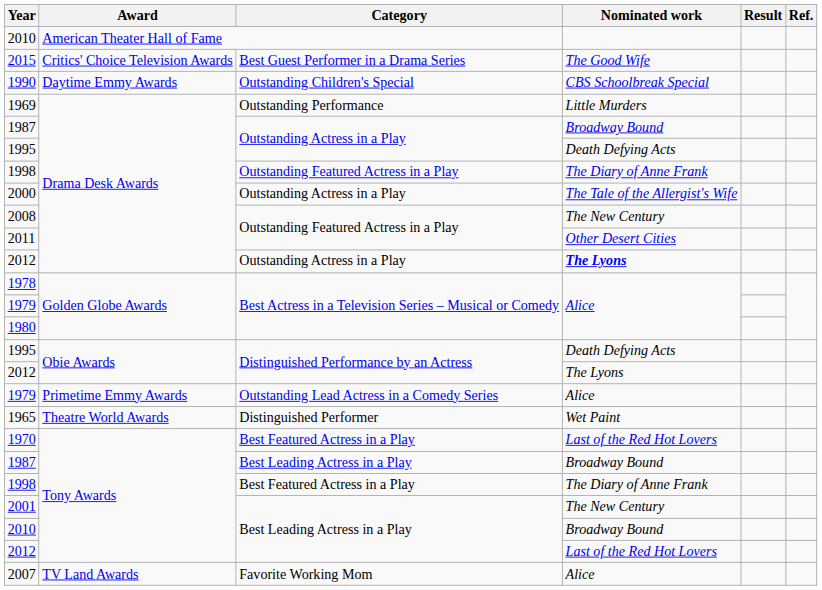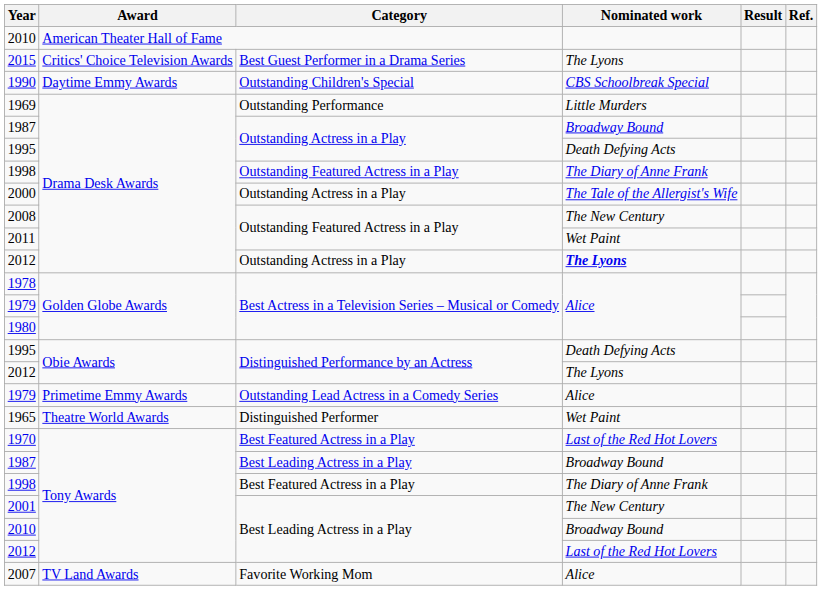(608, 60) The Good Wife -> (595, 60) The Lyons
(621, 238) Other Desert Cities -> (593, 238) Wet Paint
